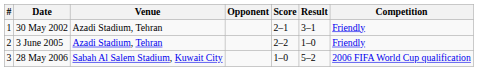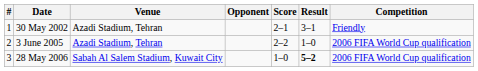(349, 43) Friendly -> (402, 43) 2006 FIFA World Cup qualification
(308, 58) normal -> (308, 58) bold
